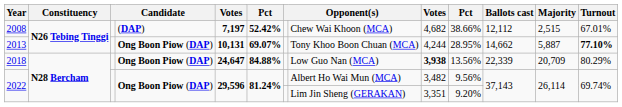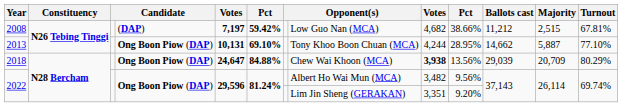(265, 28) 52.42% -> (265, 28) 59.42%
(341, 28) Chew Wai Khoon (MCA) -> (334, 28) Low Guo Nan (MCA)
(499, 28) 12,112 -> (499, 28) 11,212
(596, 28) 67.01% -> (596, 28) 67.81%
(265, 45) 69.07% -> (265, 45) 69.10%
(597, 45) bold -> (596, 45) normal
(334, 61) Low Guo Nan (MCA) -> (341, 61) Chew Wai Khoon (MCA)
(499, 61) 22,339 -> (499, 61) 29,039
